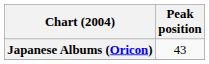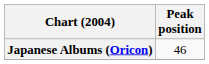(180, 49) 43 -> (180, 49) 46
